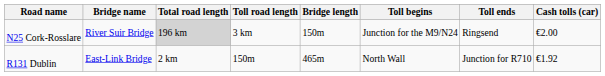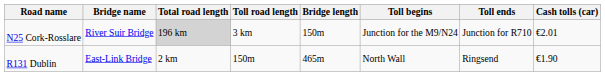(480, 32) Ringsend -> (497, 32) Junction for R710
(547, 32) €2.00 -> (547, 32) €2.01
(497, 58) Junction for R710 -> (480, 58) Ringsend
(547, 58) €1.92 -> (547, 58) €1.90
